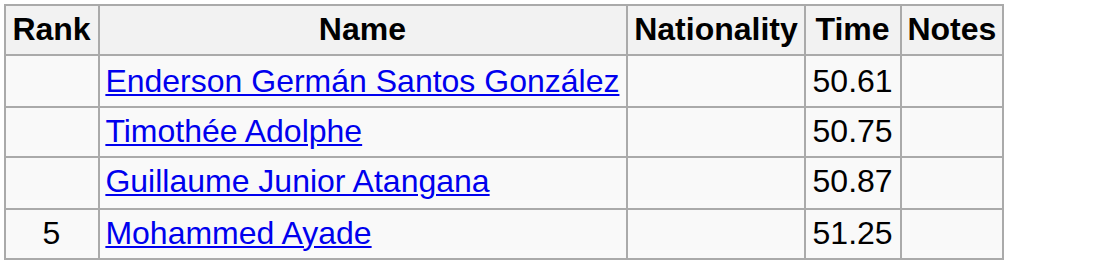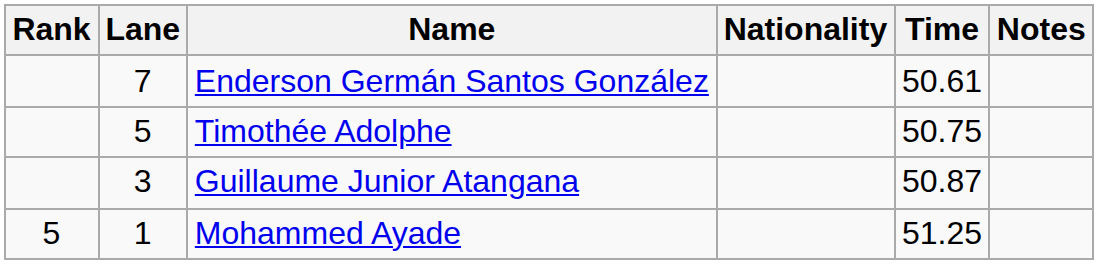+ column: (143, 29)
